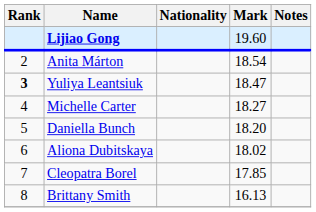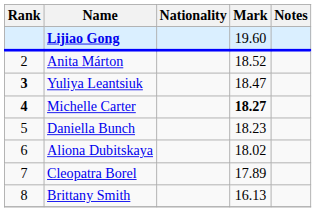(250, 62) 18.54 -> (250, 62) 18.52
(24, 106) normal -> (24, 106) bold
(250, 106) normal -> (250, 106) bold
(250, 129) 18.20 -> (250, 129) 18.23
(250, 173) 17.85 -> (250, 173) 17.89
